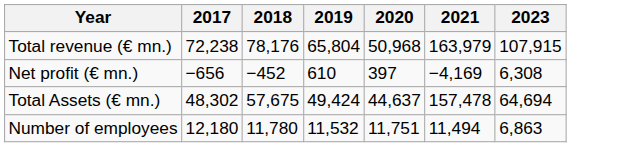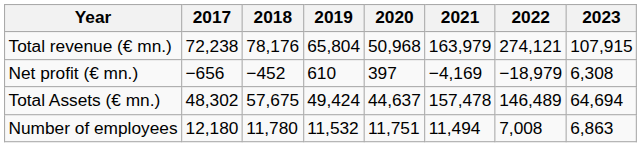+ column: (531, 18)
